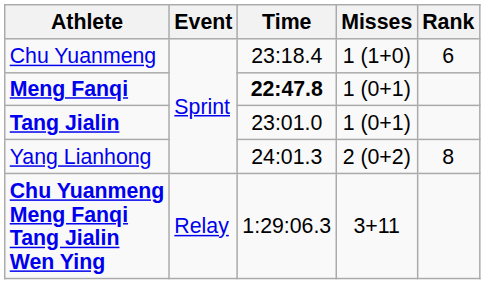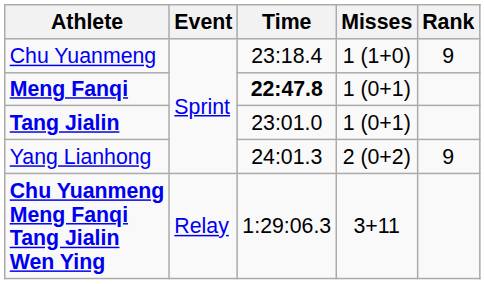(448, 56) 6 -> (448, 56) 9
(448, 157) 8 -> (448, 157) 9
